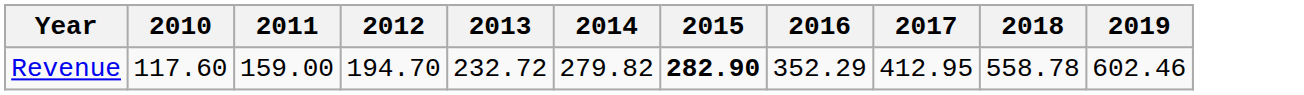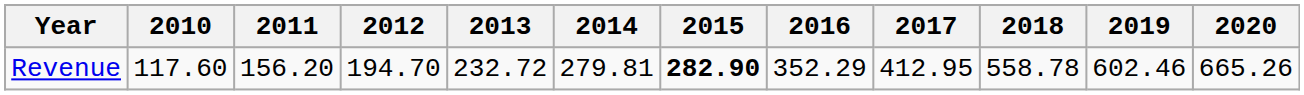+ column: (1246, 26)
(287, 69) 159.00 -> (287, 69) 156.20
(607, 69) 279.82 -> (607, 69) 279.81
